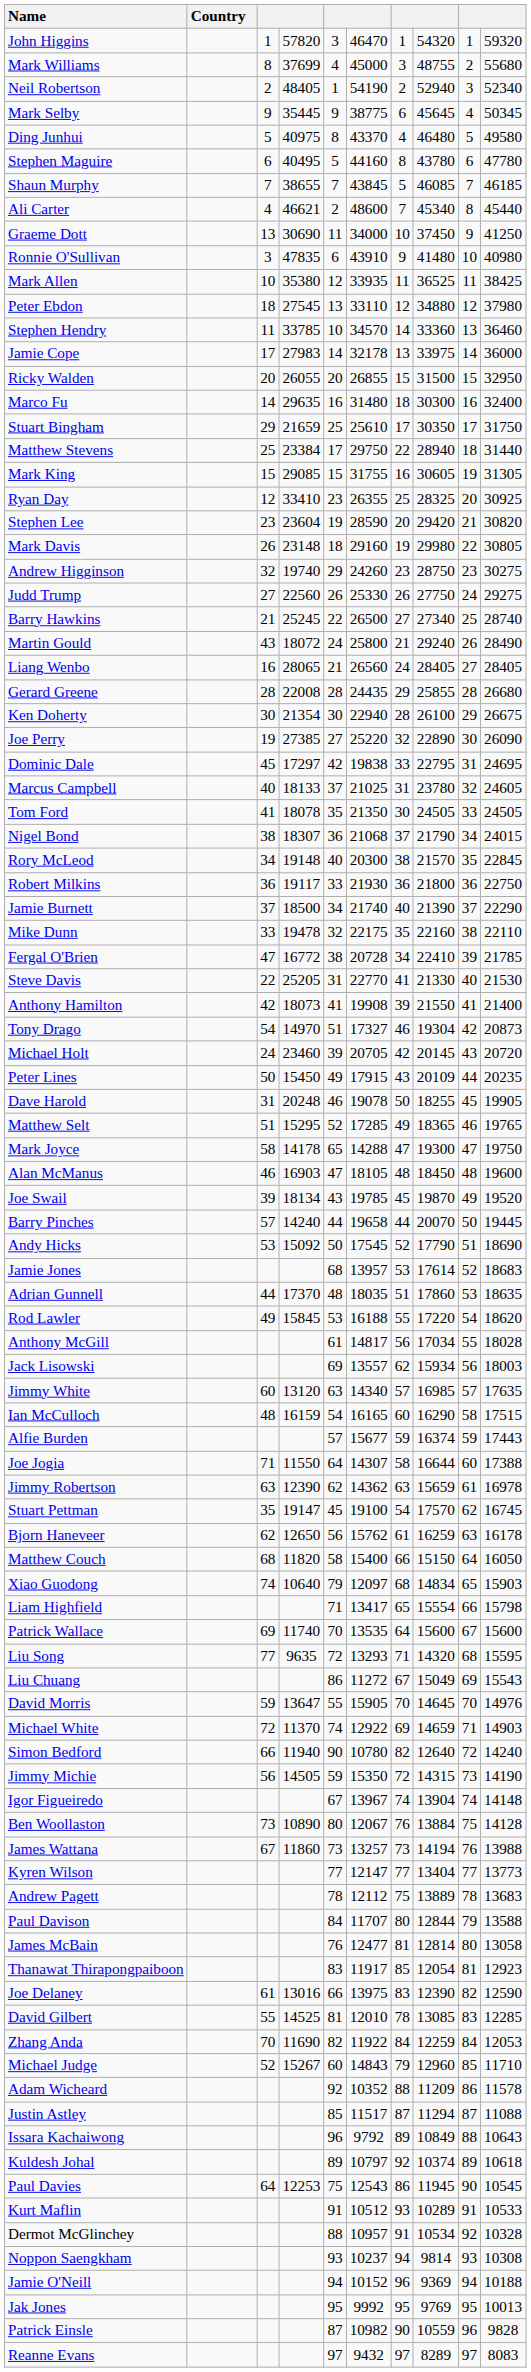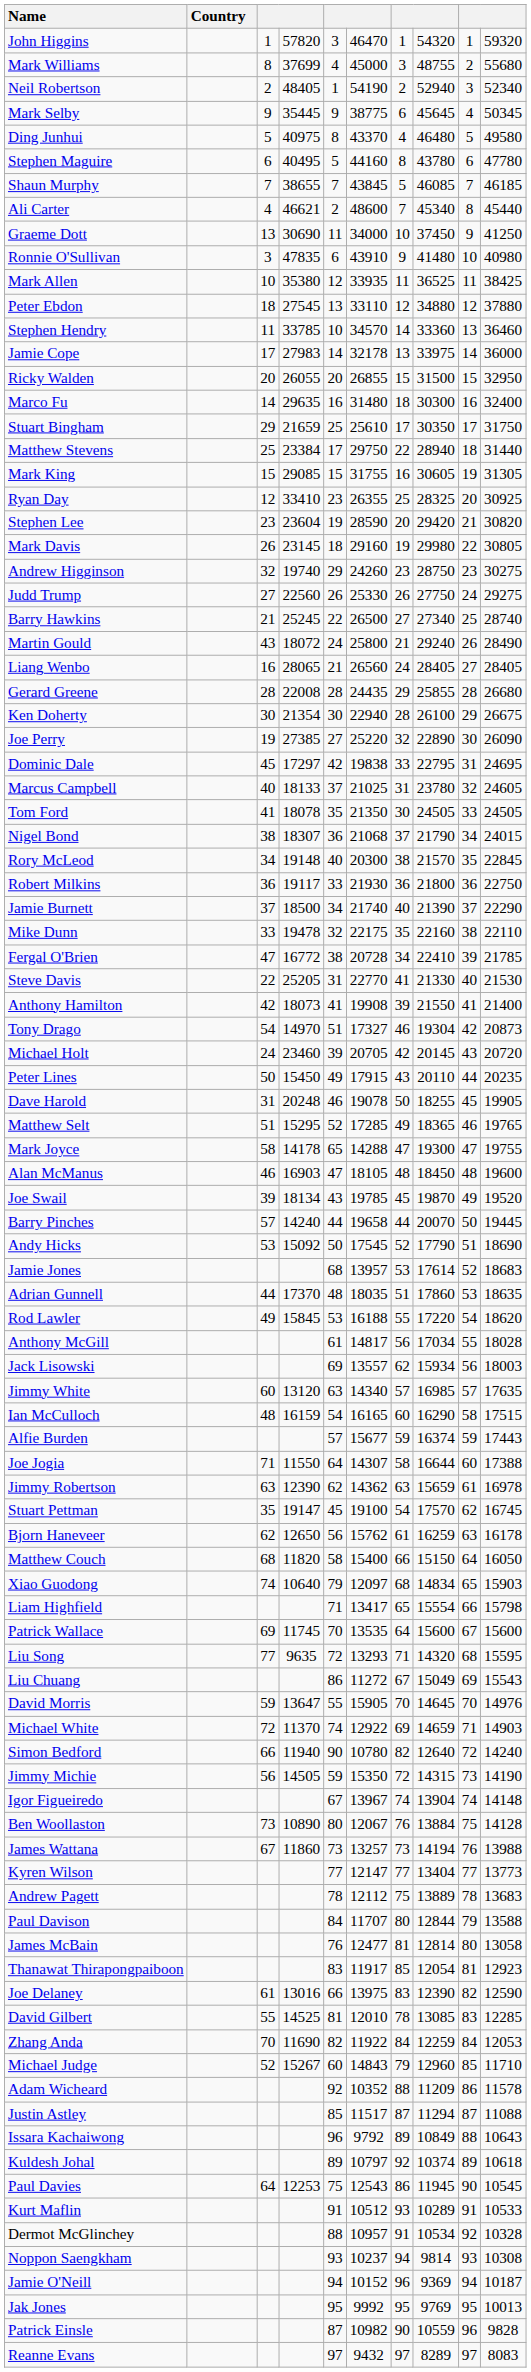(503, 305) 37980 -> (503, 305) 37880
(301, 546) 23148 -> (301, 546) 23145
(436, 1077) 20109 -> (436, 1077) 20110
(503, 1149) 19750 -> (503, 1149) 19755
(301, 1631) 11740 -> (301, 1631) 11745
(503, 2282) 10188 -> (503, 2282) 10187
